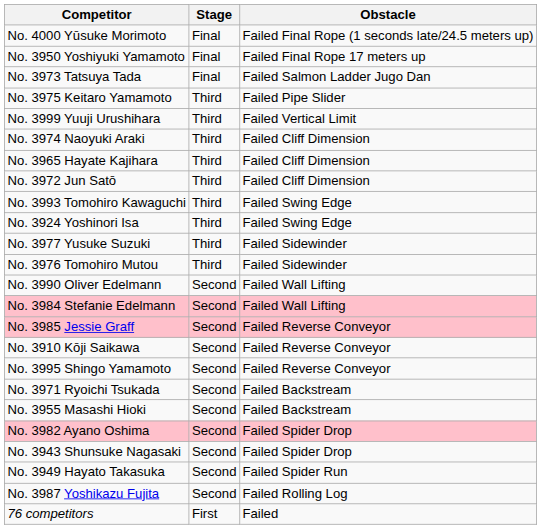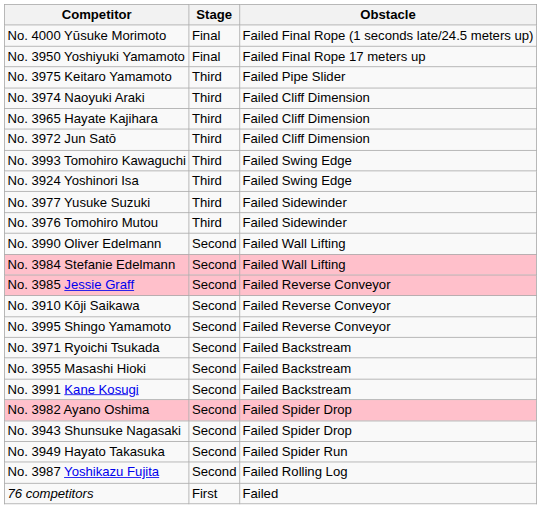- row: (74, 77)
- row: (84, 118)
+ row: (73, 389)
